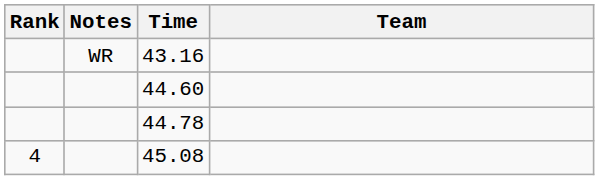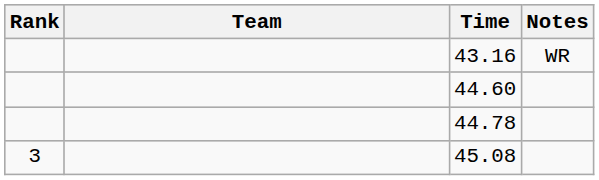columns swapped: (401, 22) <-> (101, 22)
(35, 157) 4 -> (35, 157) 3
